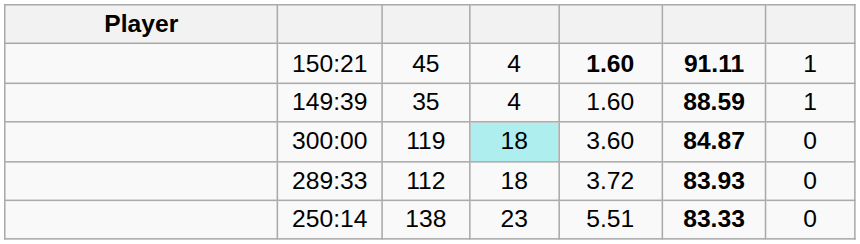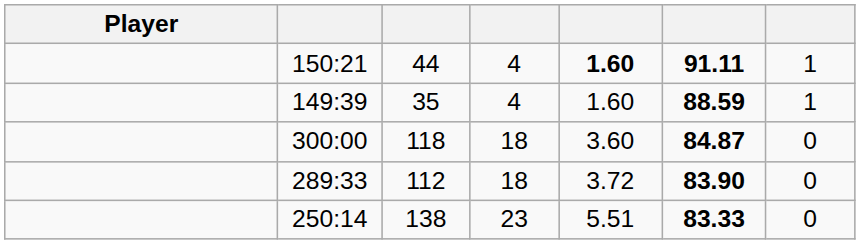(426, 63) 45 -> (426, 63) 44
(426, 141) 119 -> (426, 141) 118
(514, 141) paleturquoise background -> (514, 141) no background
(714, 180) 83.93 -> (714, 180) 83.90
